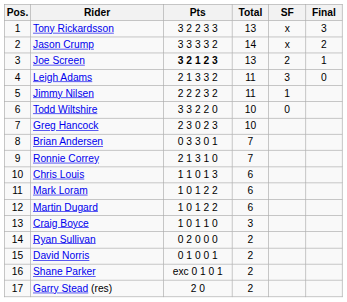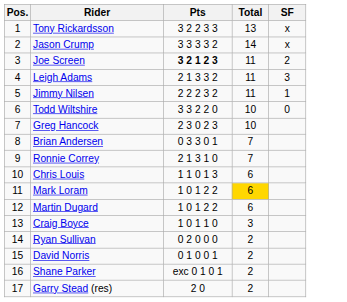- column: (324, 12)
(250, 61) 13 -> (250, 61) 11
(250, 191) no background -> (250, 191) gold background
